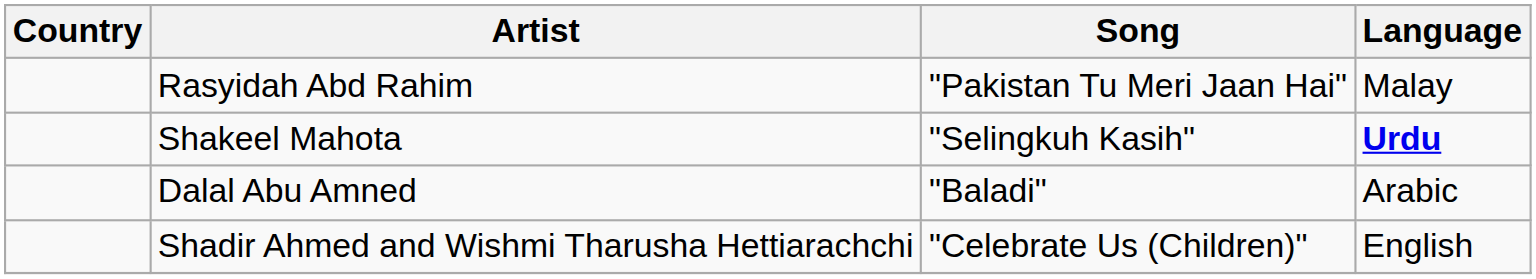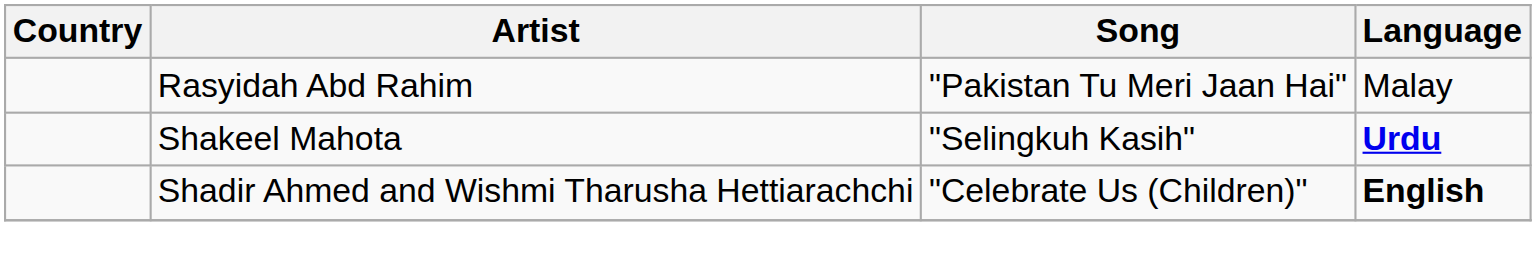- row: (287, 191)
(1418, 245) normal -> (1424, 191) bold
